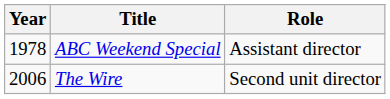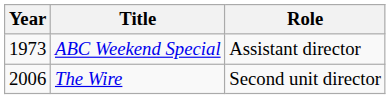(28, 49) 1978 -> (28, 49) 1973
